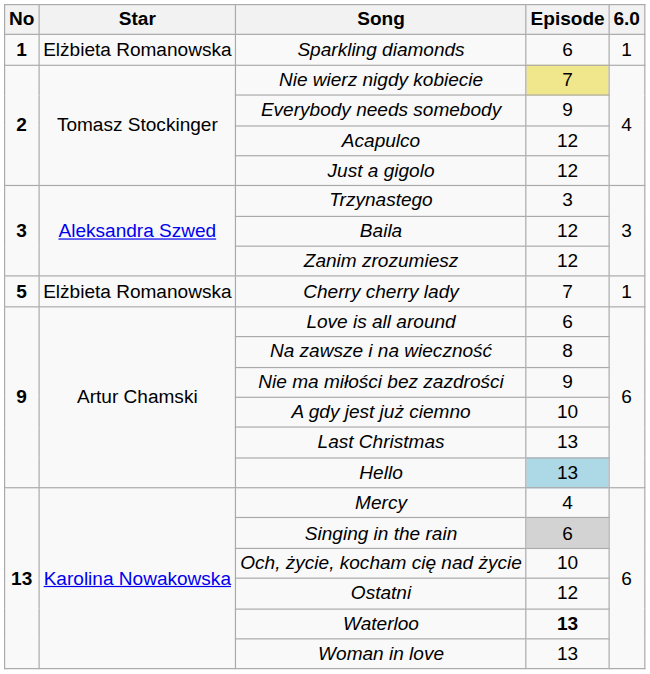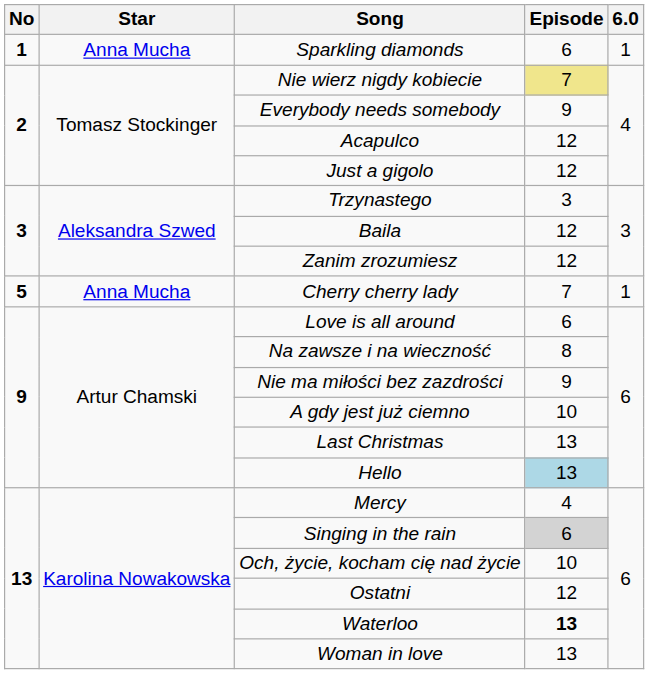(137, 49) Elżbieta Romanowska -> (137, 49) Anna Mucha
(137, 291) Elżbieta Romanowska -> (137, 291) Anna Mucha
